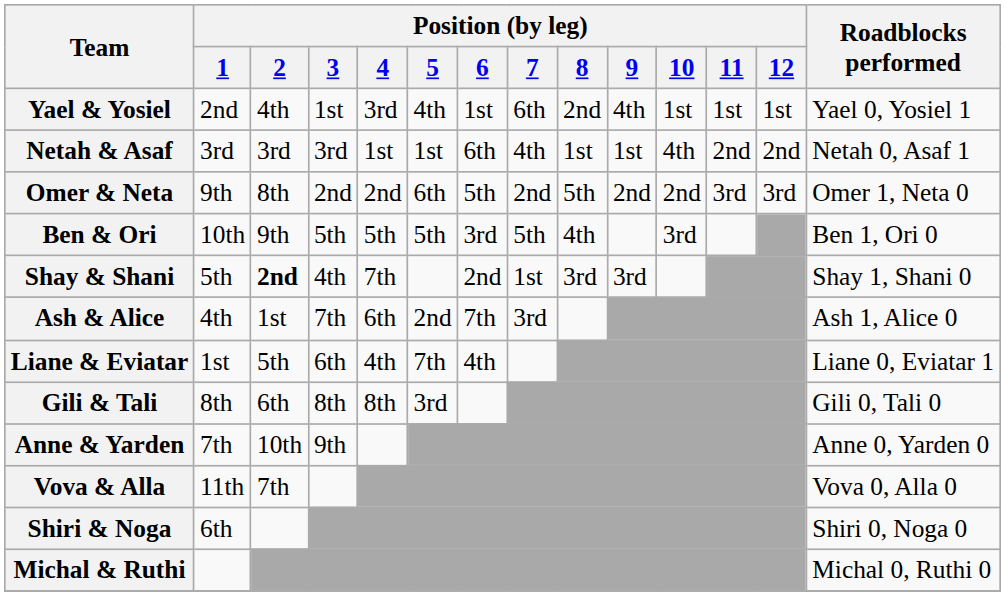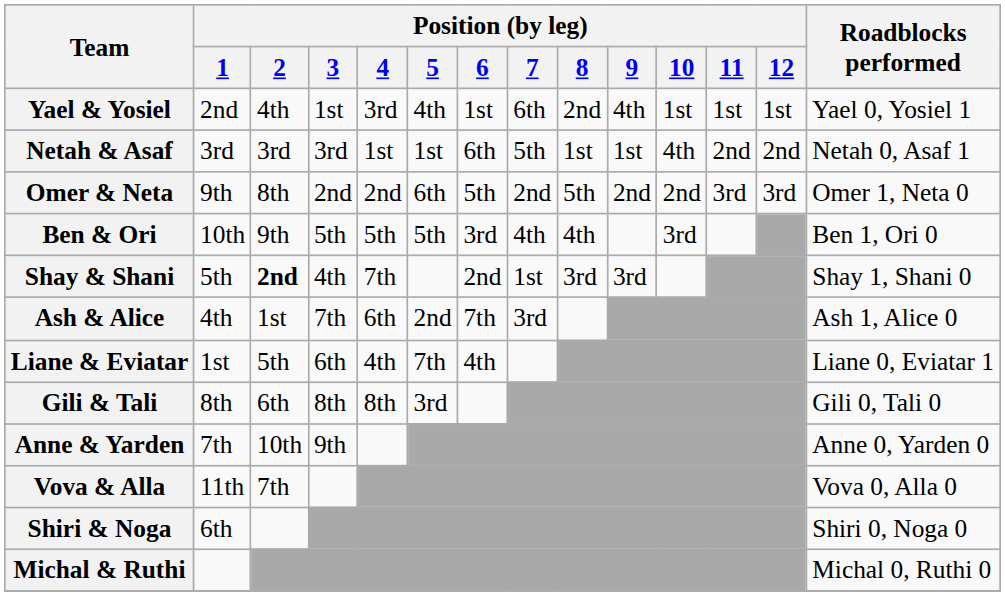(529, 151) 4th -> (529, 151) 5th
(529, 234) 5th -> (529, 234) 4th
